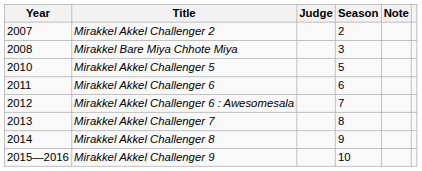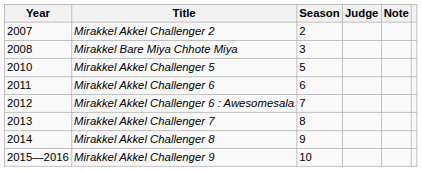columns swapped: (358, 13) <-> (316, 13)
